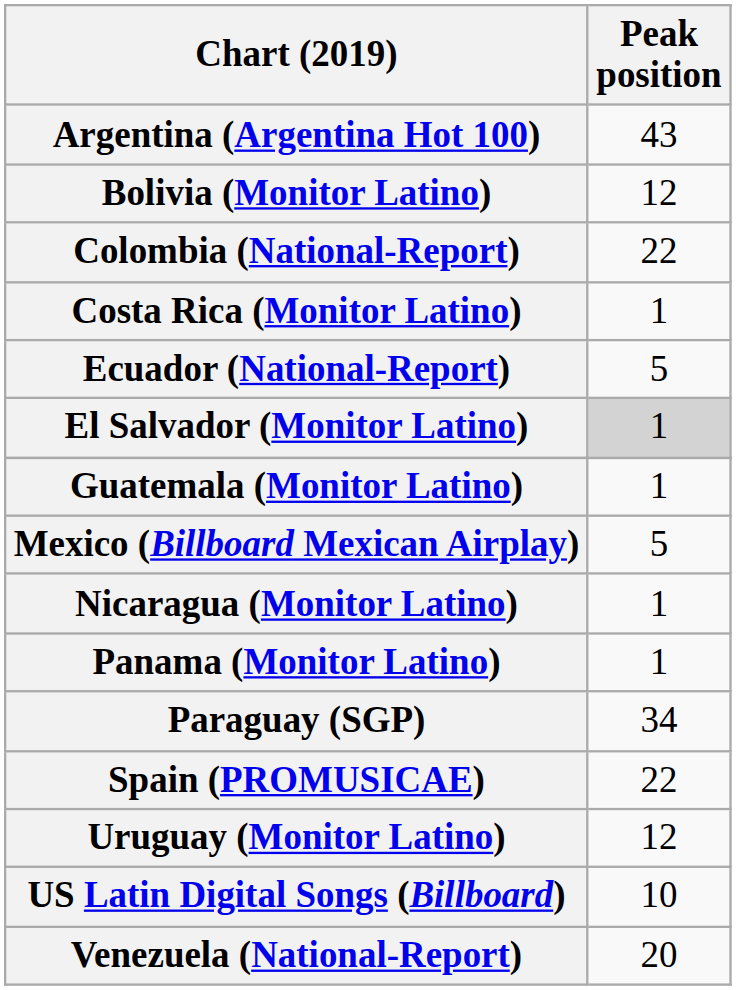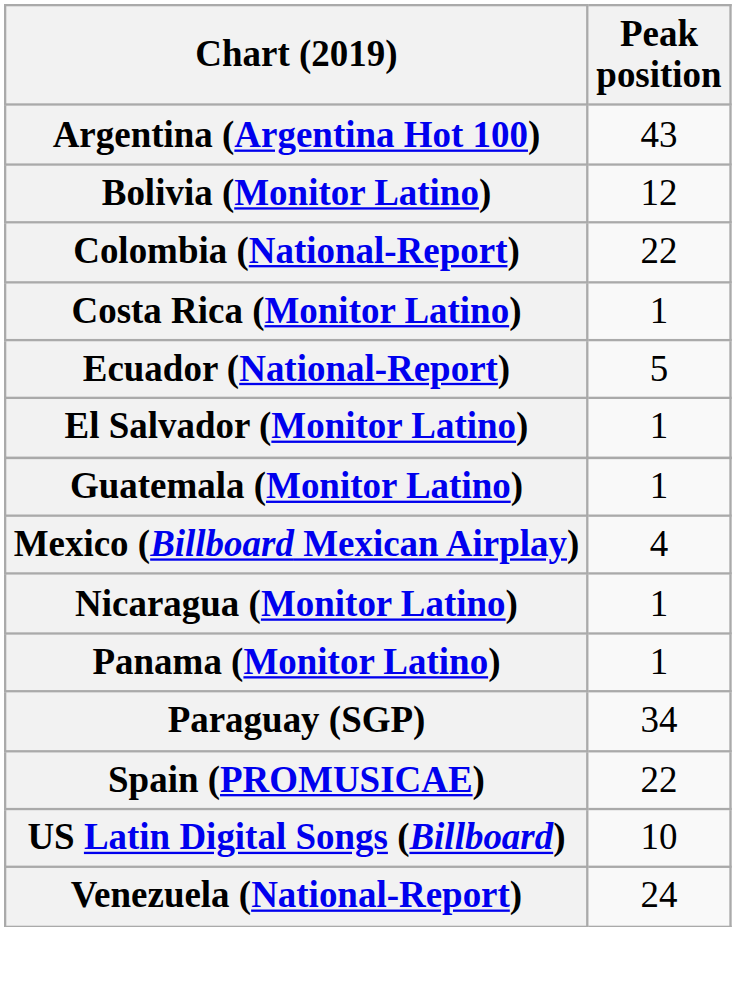(659, 427) lightgrey background -> (659, 427) no background
(659, 544) 5 -> (659, 544) 4
- row: (296, 837)
(659, 954) 20 -> (659, 896) 24
